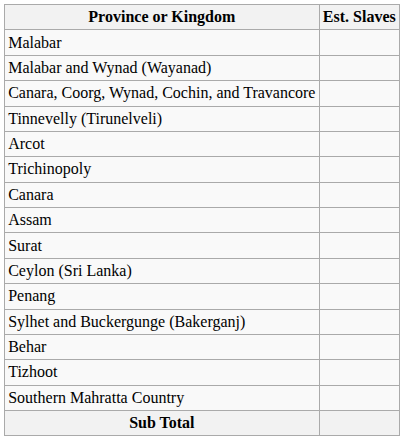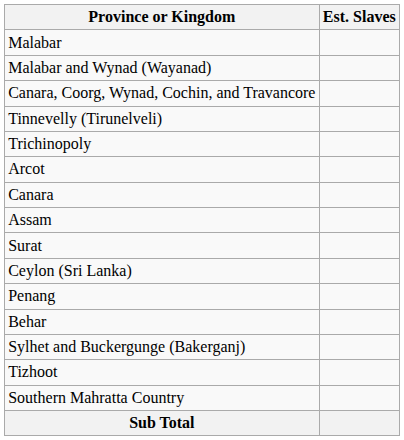rows swapped: (50, 169) <-> (26, 144)
rows swapped: (127, 321) <-> (27, 347)
